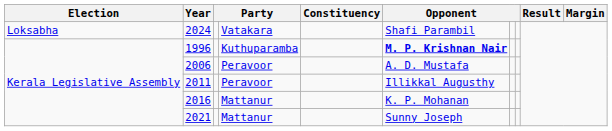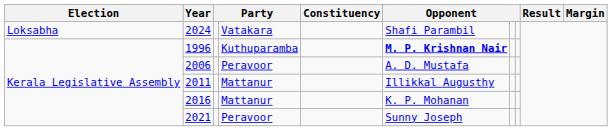(247, 83) Peravoor -> (247, 83) Mattanur
(247, 117) Mattanur -> (247, 117) Peravoor
